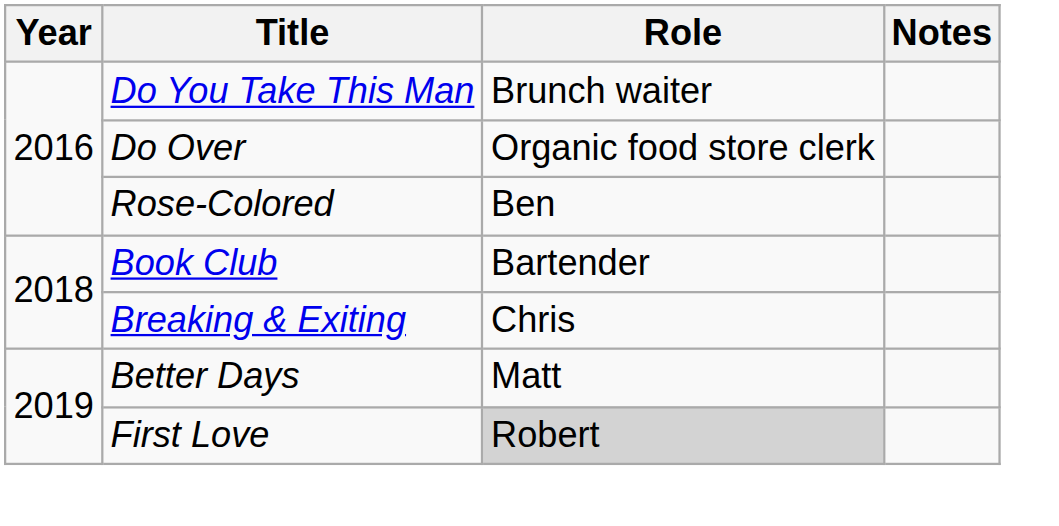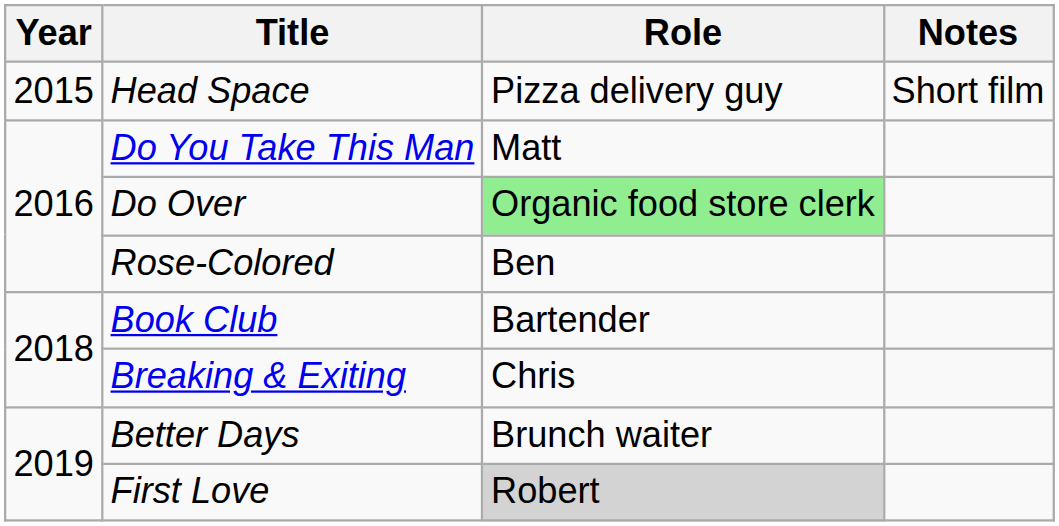+ row: (210, 90)
(602, 90) Brunch waiter -> (526, 147) Matt
(683, 147) no background -> (683, 205) lightgreen background
(526, 377) Matt -> (602, 434) Brunch waiter
